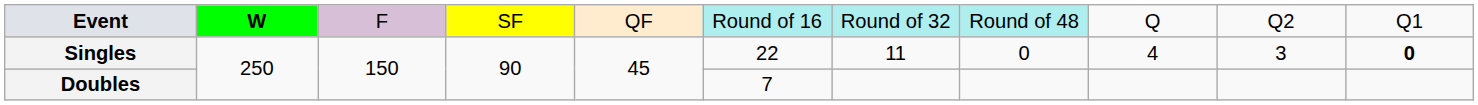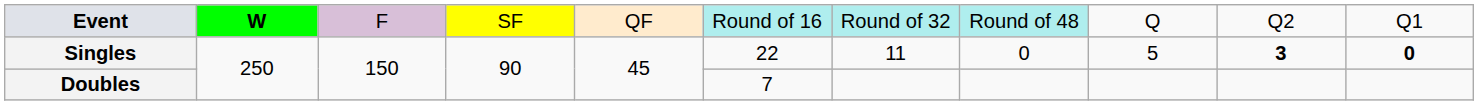(1153, 53) 4 -> (1153, 53) 5
(1281, 53) normal -> (1281, 53) bold
